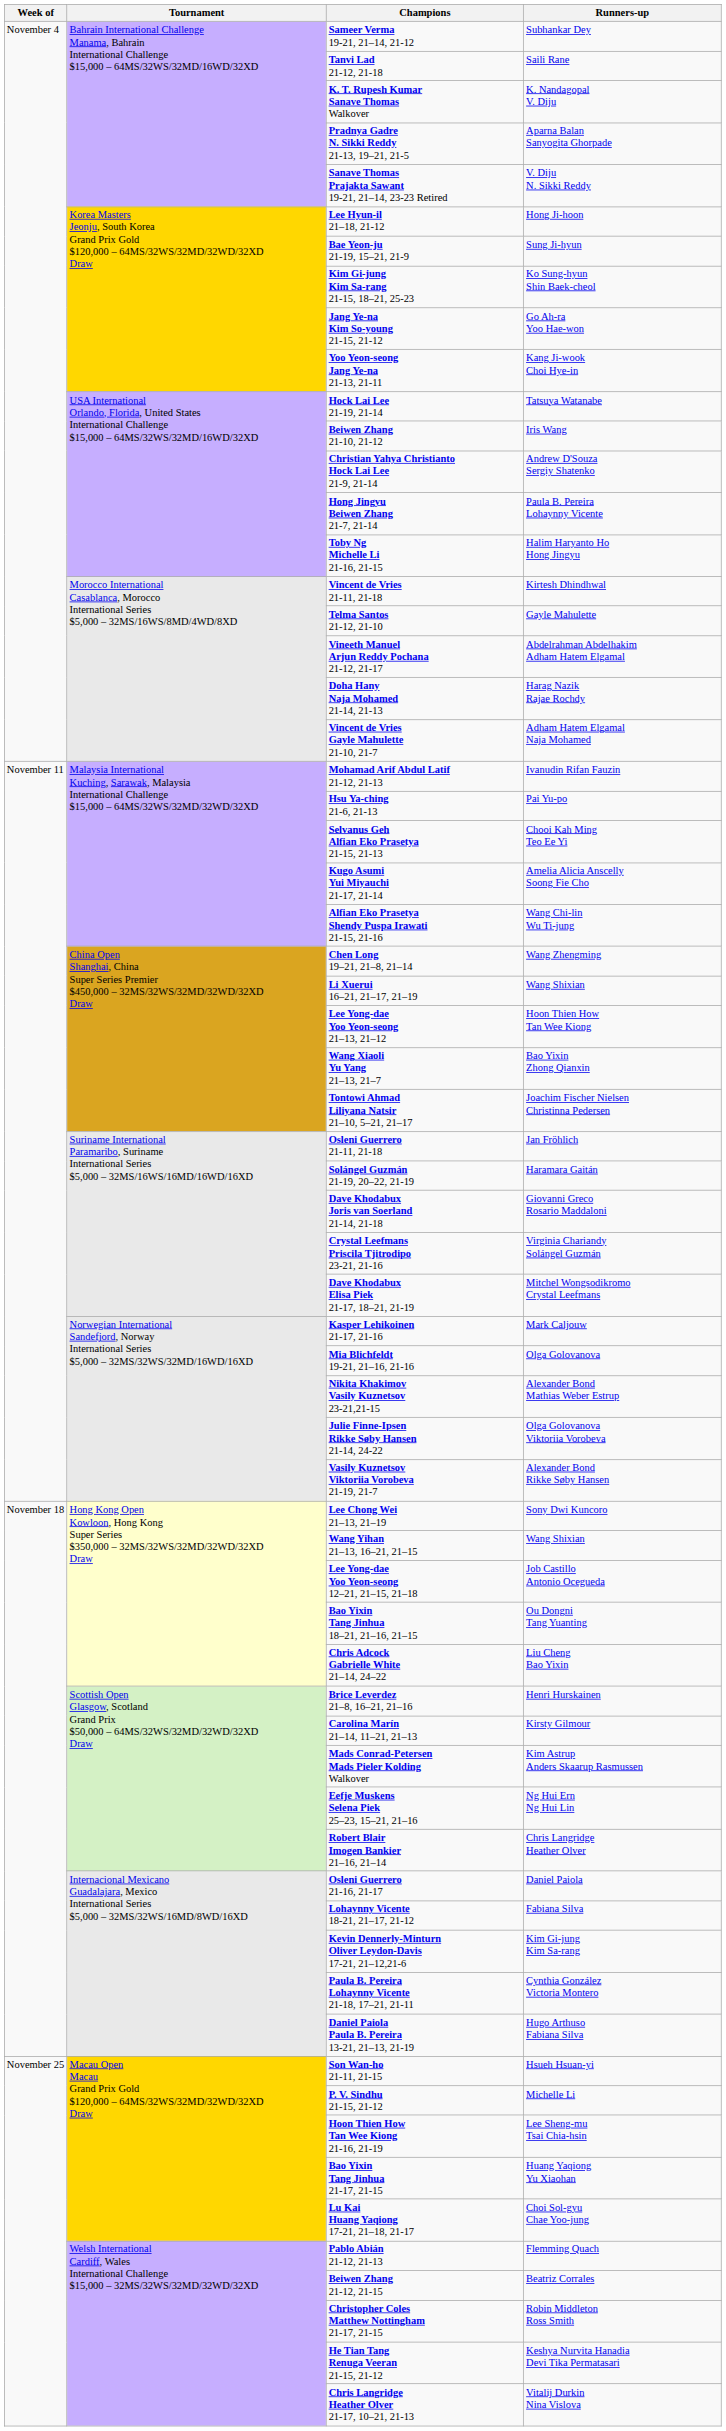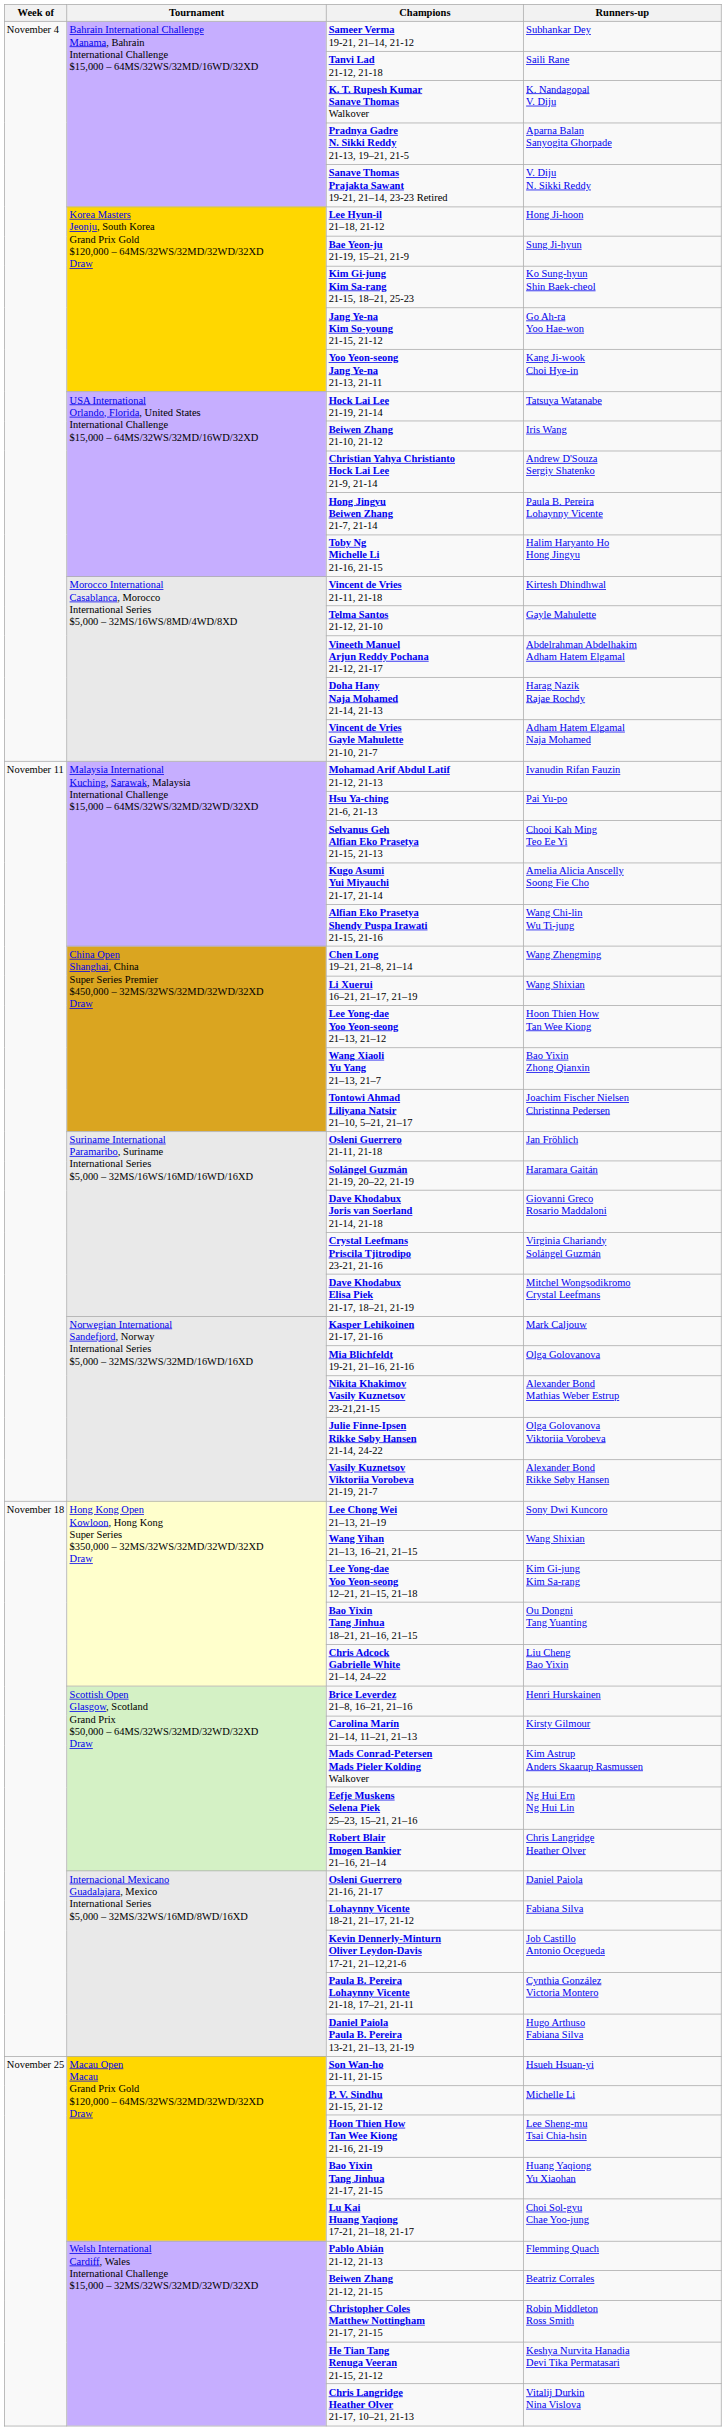(565, 1574) Job Castillo Antonio Ocegueda -> (553, 1574) Kim Gi-jung Kim Sa-rang
(553, 1944) Kim Gi-jung Kim Sa-rang -> (565, 1944) Job Castillo Antonio Ocegueda
